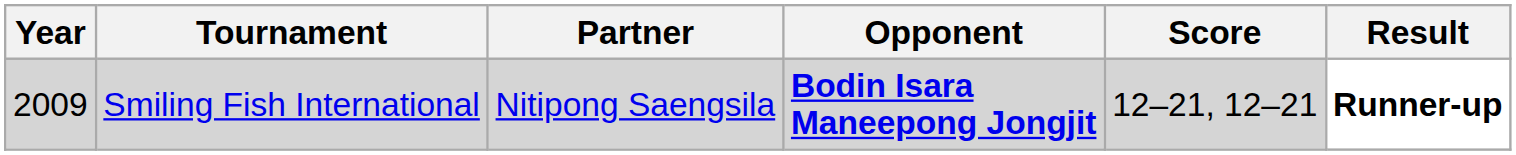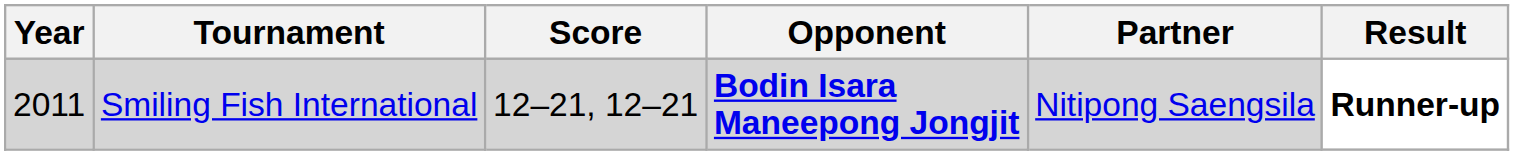columns swapped: (635, 32) <-> (1215, 32)
(50, 104) 2009 -> (49, 104) 2011
